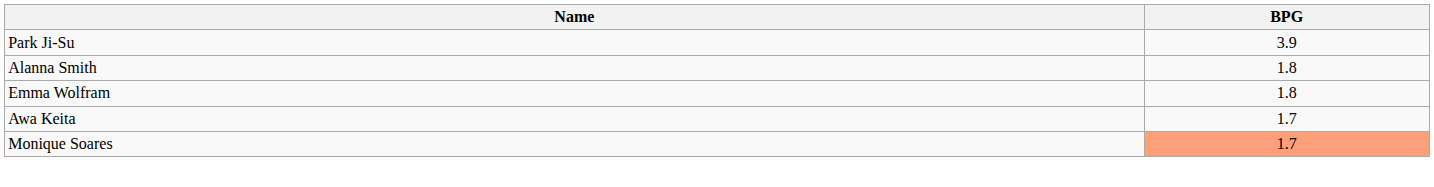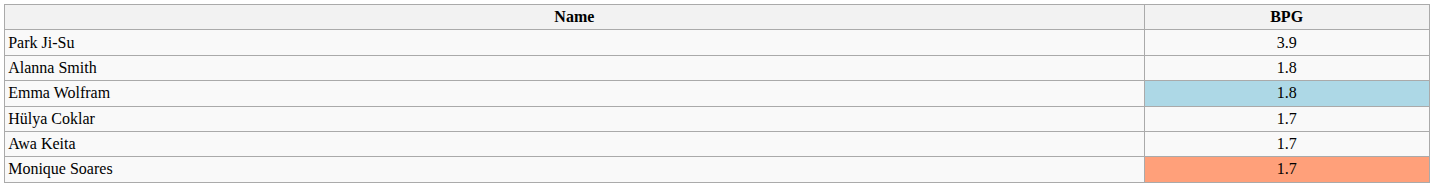(1287, 93) no background -> (1287, 93) lightblue background
+ row: (52, 118)
